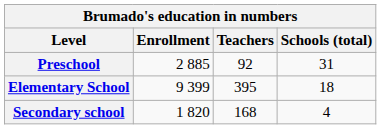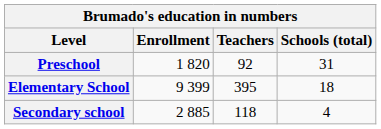(193, 64) 2 885 -> (193, 64) 1 820
(193, 111) 1 820 -> (193, 111) 2 885
(245, 111) 168 -> (245, 111) 118
